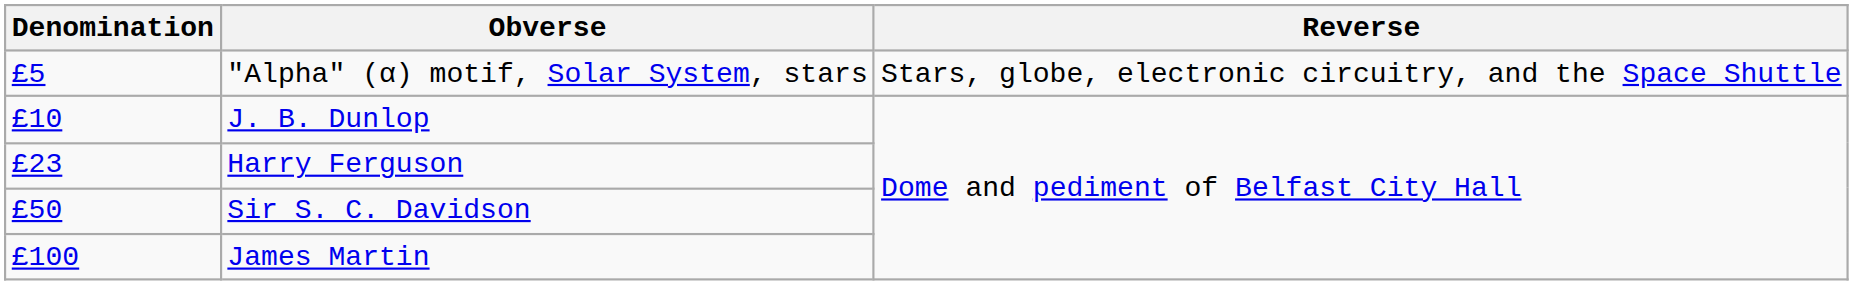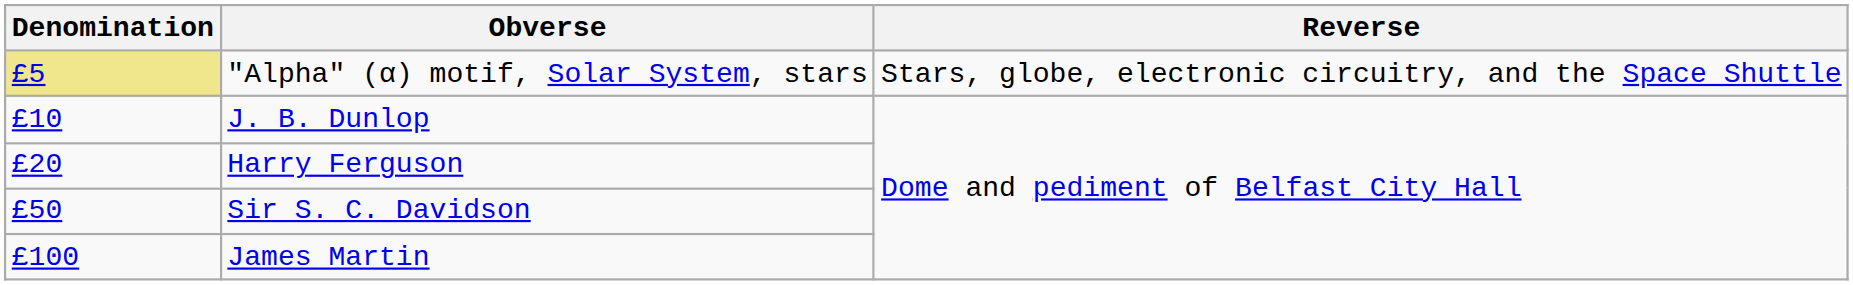(29, 74) no background -> (29, 74) khaki background
(37, 165) £23 -> (37, 165) £20
